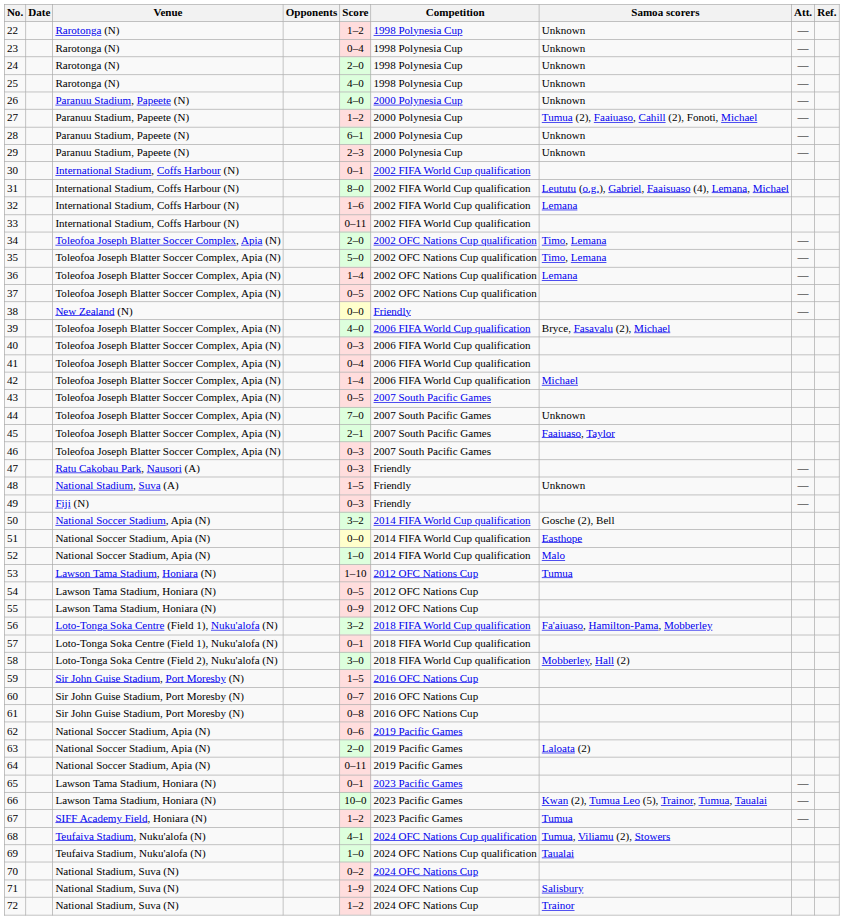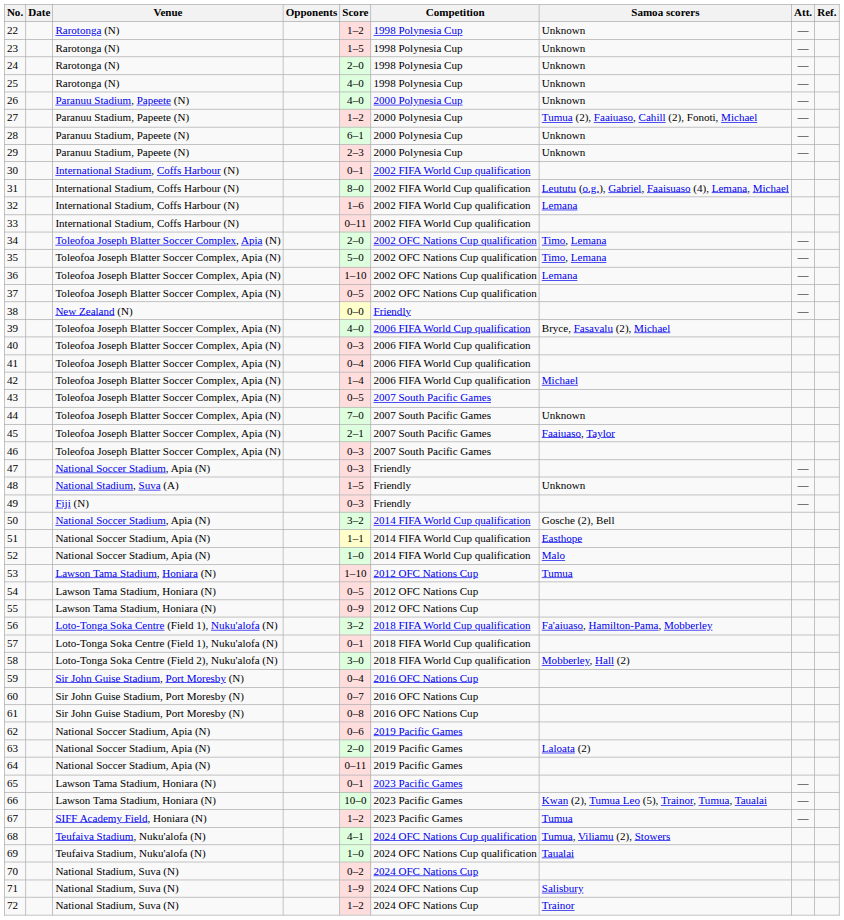(355, 48) 0–4 -> (355, 48) 1–5
(355, 275) 1–4 -> (355, 275) 1–10
(128, 468) Ratu Cakobau Park, Nausori (A) -> (133, 468) National Soccer Stadium, Apia (N)
(355, 538) 0–0 -> (355, 538) 1–1
(355, 678) 1–5 -> (355, 678) 0–4
